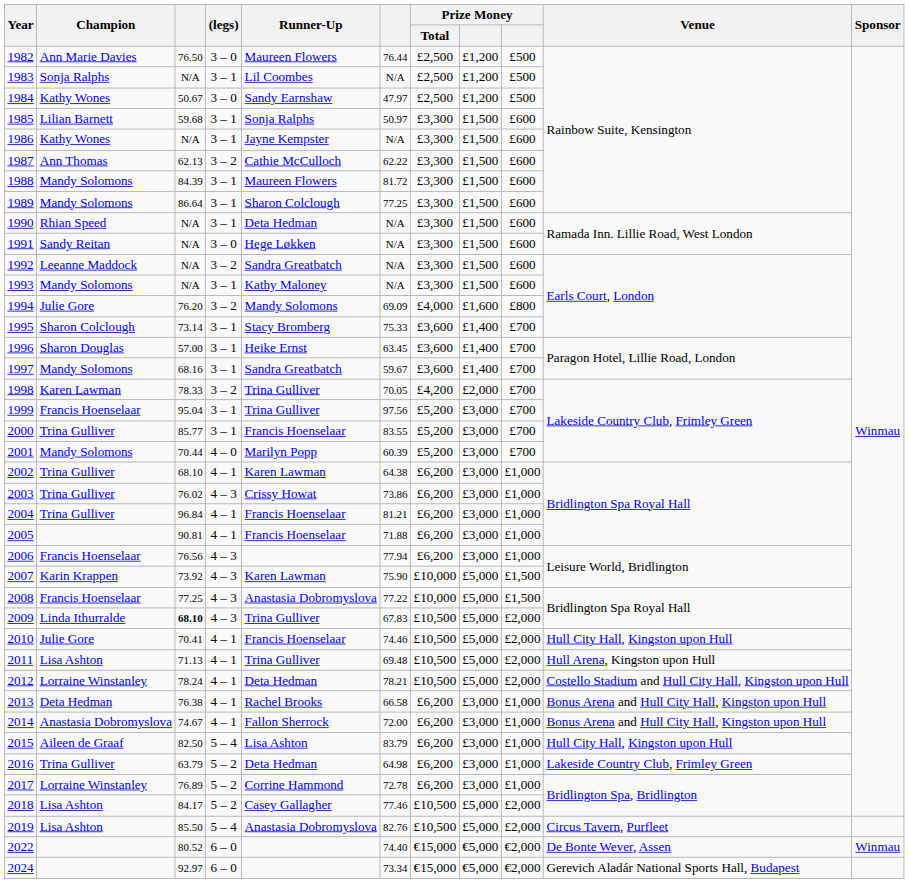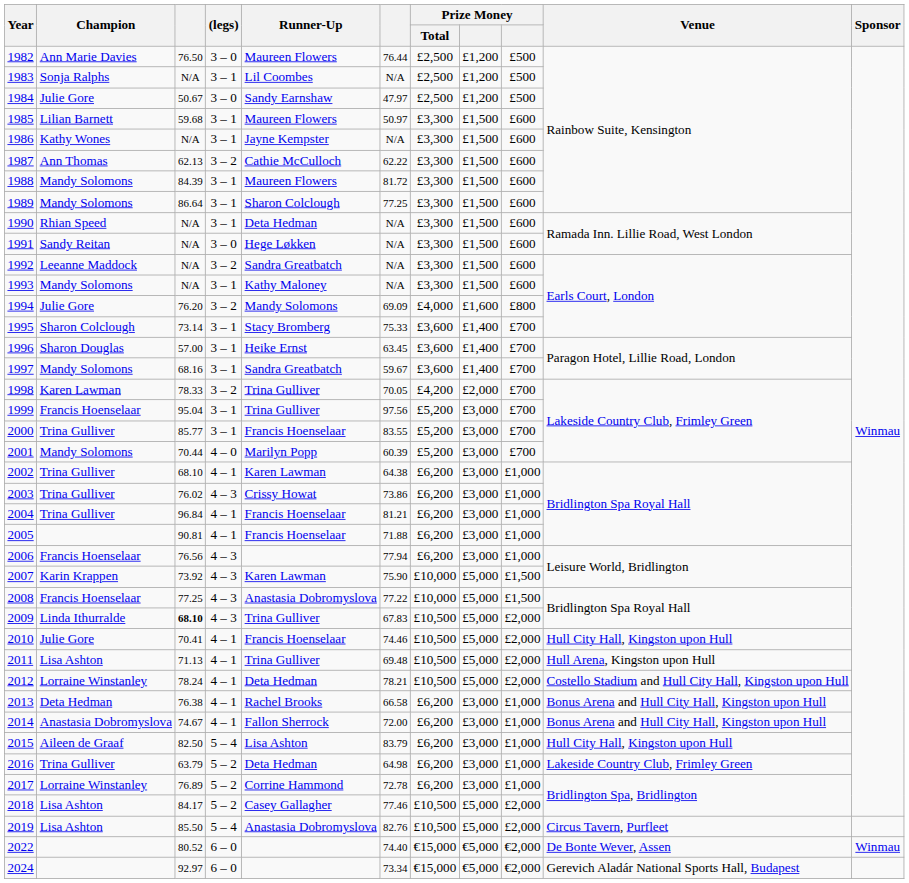(75, 98) Kathy Wones -> (67, 98) Julie Gore
(279, 118) Sonja Ralphs -> (291, 118) Maureen Flowers
